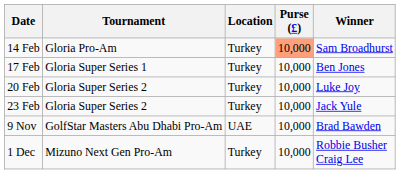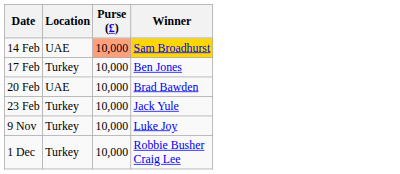- column: (134, 21)
(245, 48) Turkey -> (57, 48) UAE
(354, 48) no background -> (172, 48) gold background
(245, 87) Turkey -> (57, 87) UAE
(338, 87) Luke Joy -> (166, 87) Brad Bawden
(240, 126) UAE -> (62, 126) Turkey
(349, 126) Brad Bawden -> (155, 126) Luke Joy
